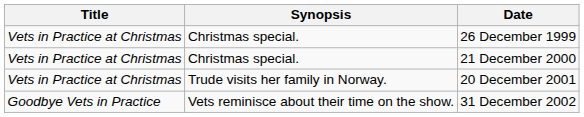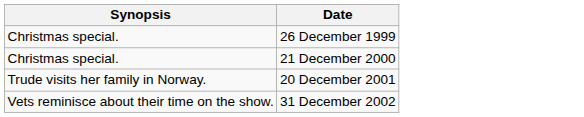- column: (95, 15)
